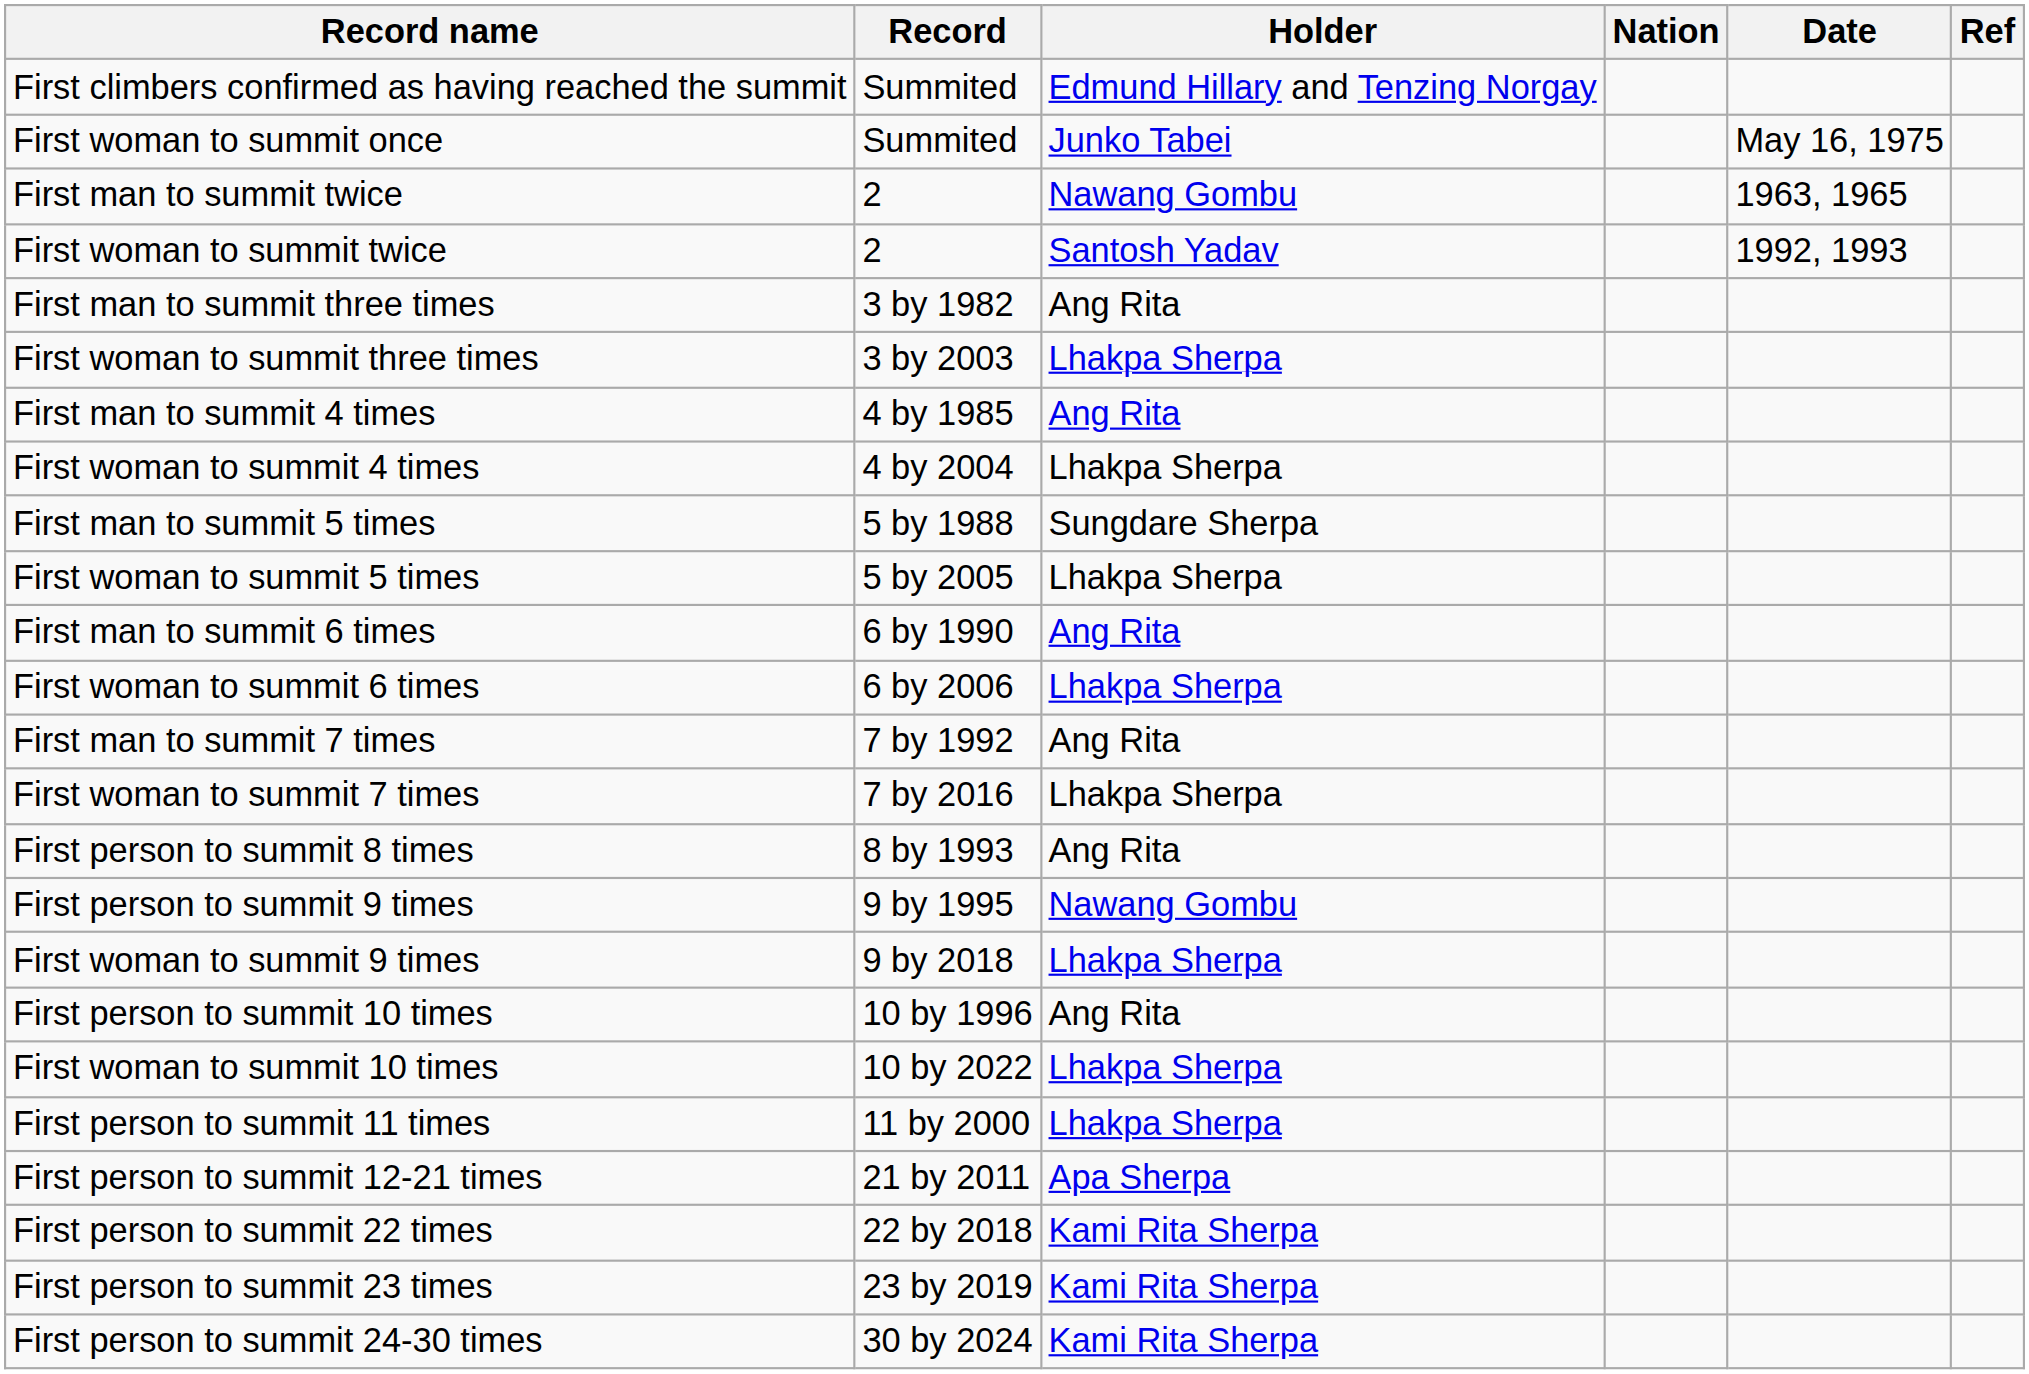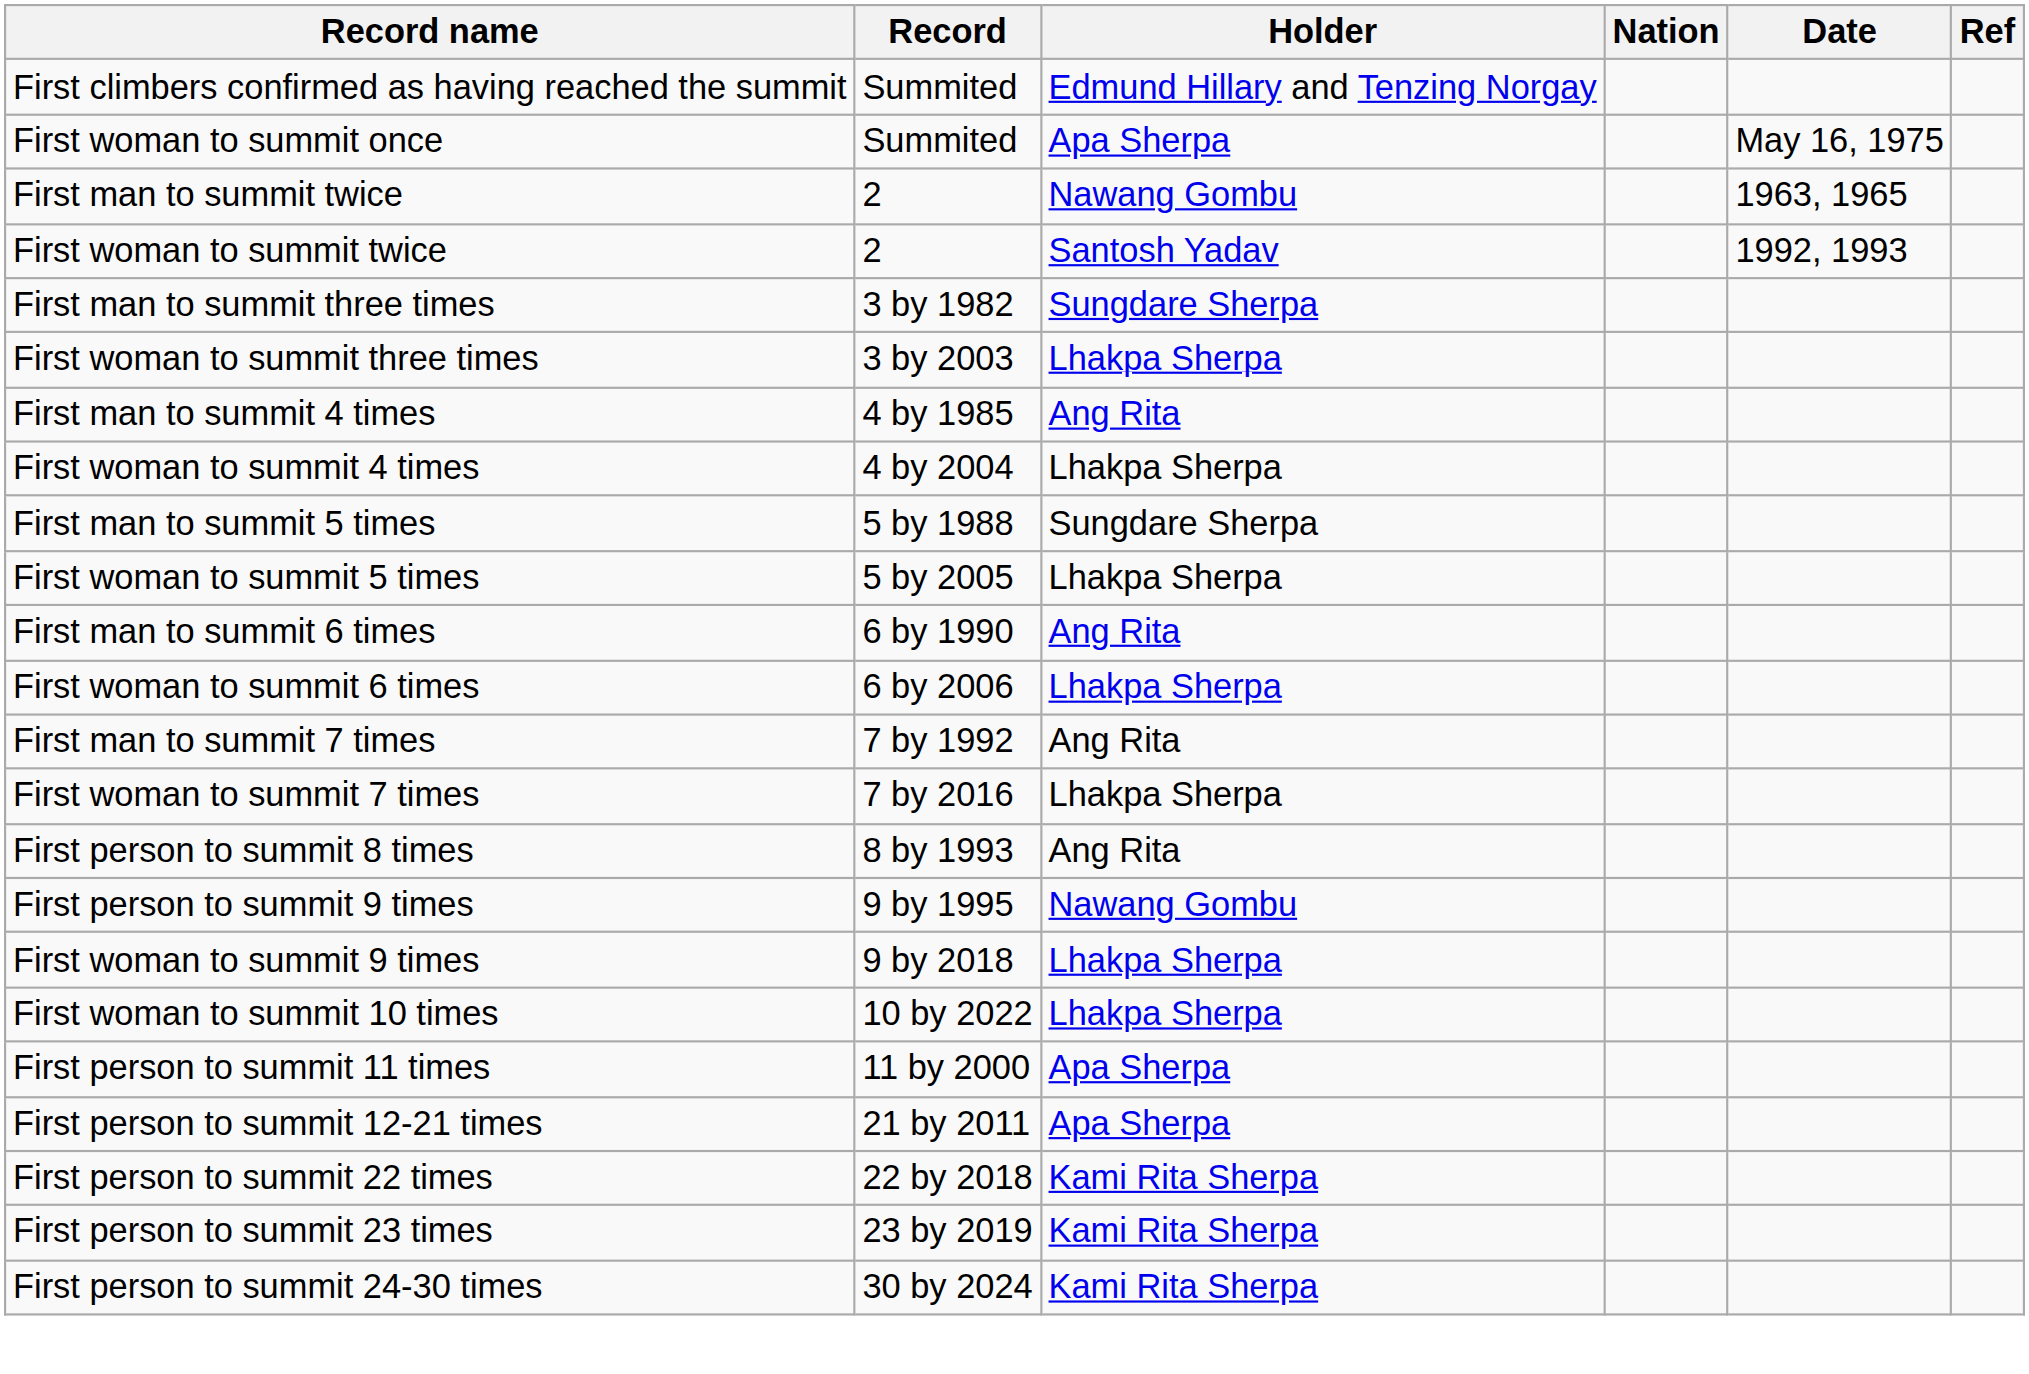(1140, 140) Junko Tabei -> (1139, 140) Apa Sherpa
(1115, 304) Ang Rita -> (1183, 304) Sungdare Sherpa
- row: (253, 1013)
(1165, 1122) Lhakpa Sherpa -> (1139, 1068) Apa Sherpa
